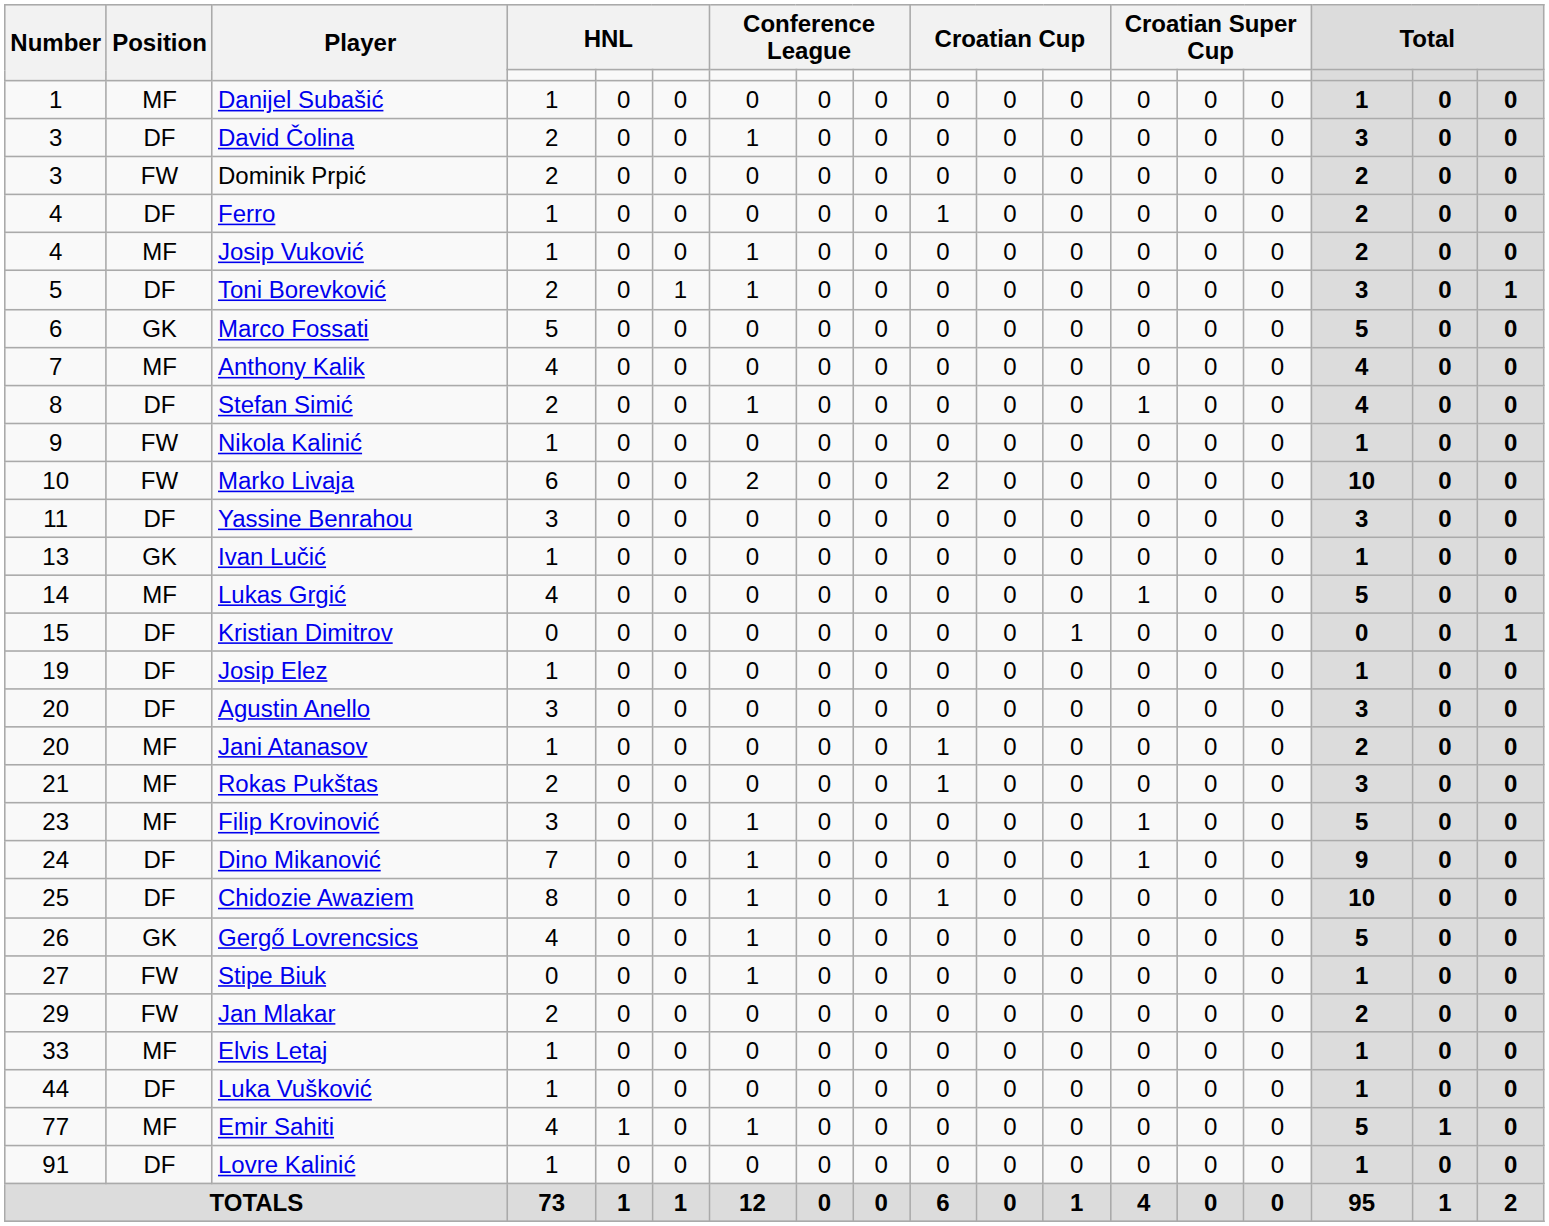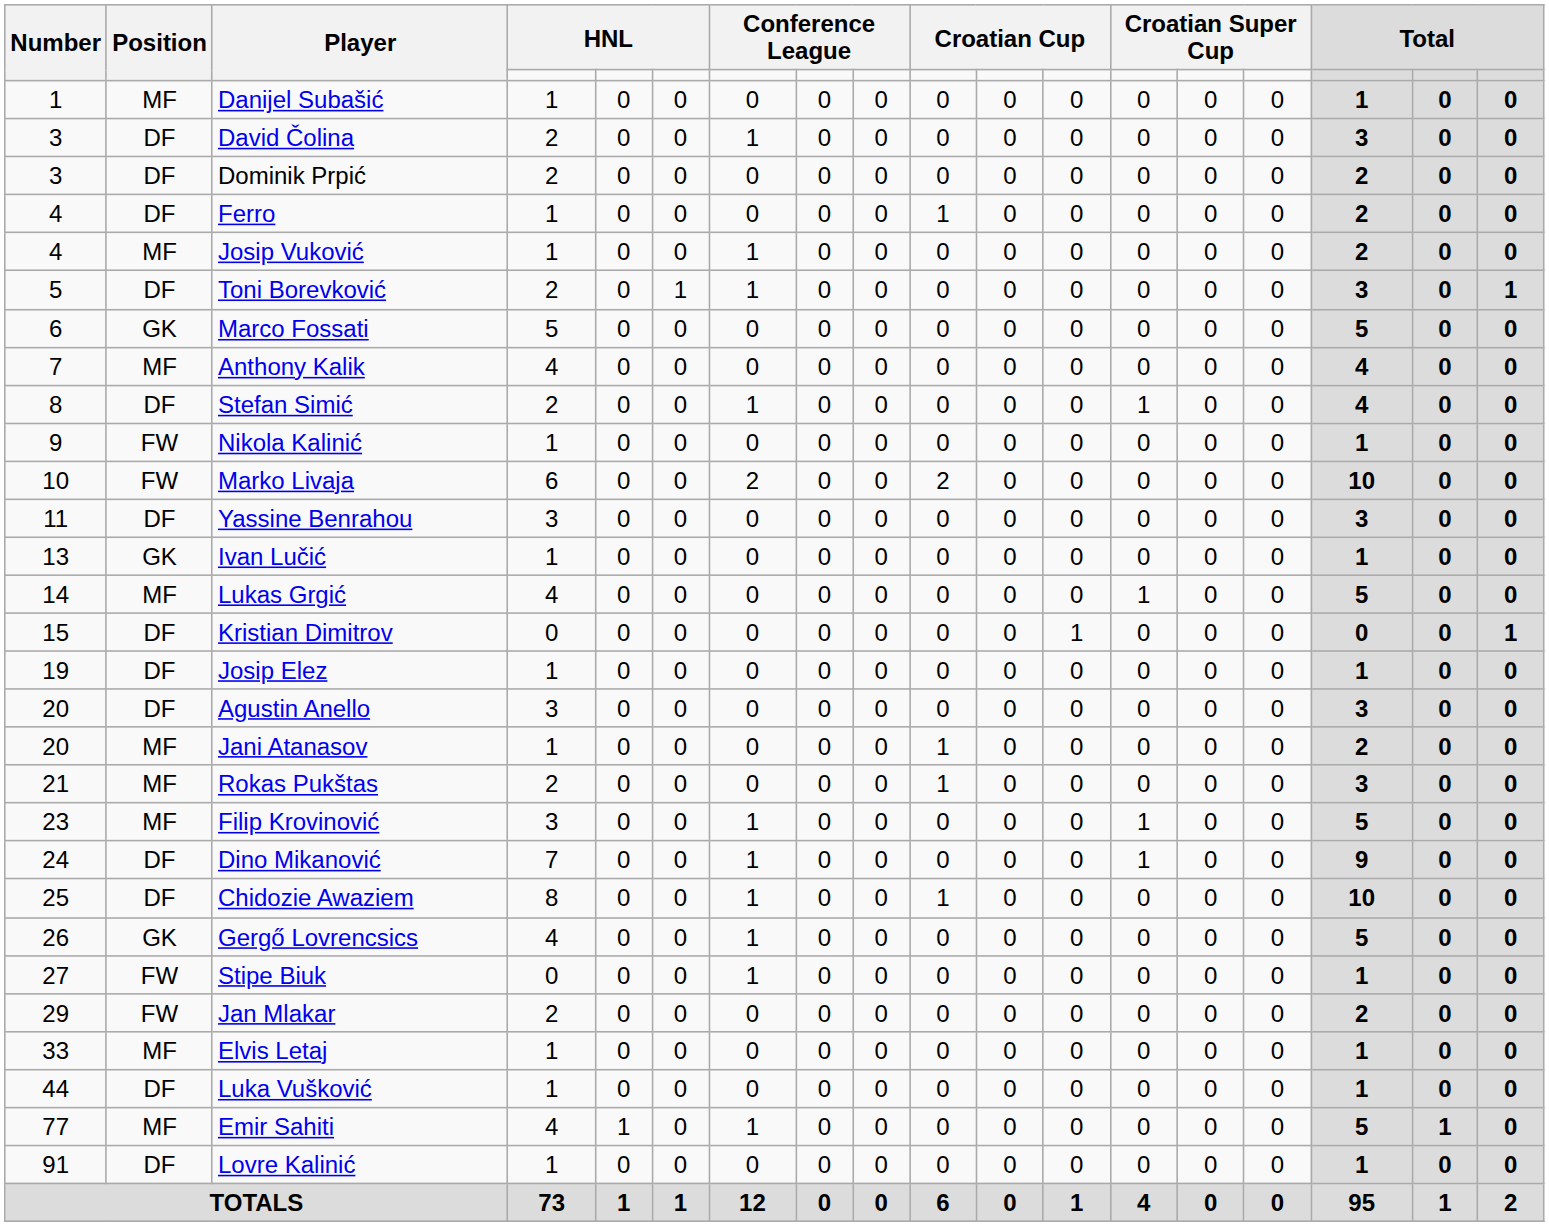(160, 176) FW -> (160, 176) DF
